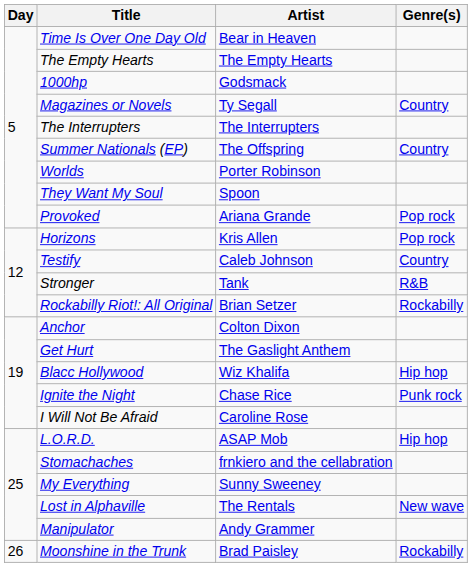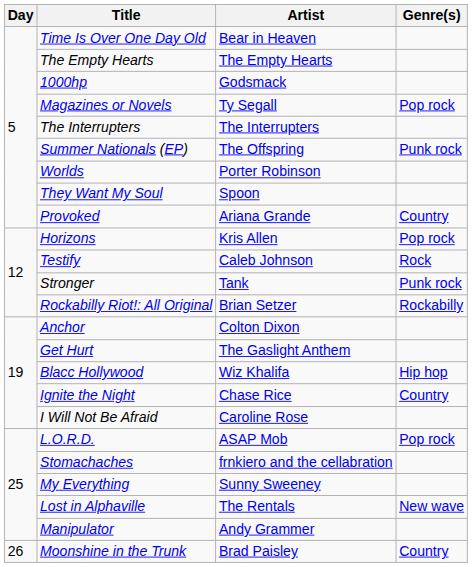(424, 104) Country -> (427, 104) Pop rock
(424, 149) Country -> (430, 149) Punk rock
(427, 216) Pop rock -> (424, 216) Country
(424, 261) Country -> (415, 261) Rock
(414, 283) R&B -> (430, 283) Punk rock
(430, 395) Punk rock -> (424, 395) Country
(423, 439) Hip hop -> (427, 439) Pop rock
(431, 551) Rockabilly -> (424, 551) Country
